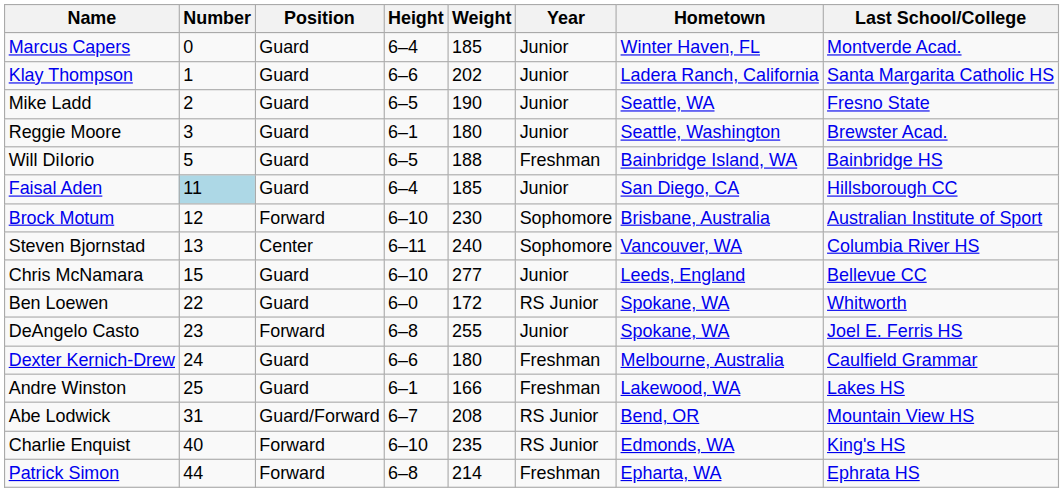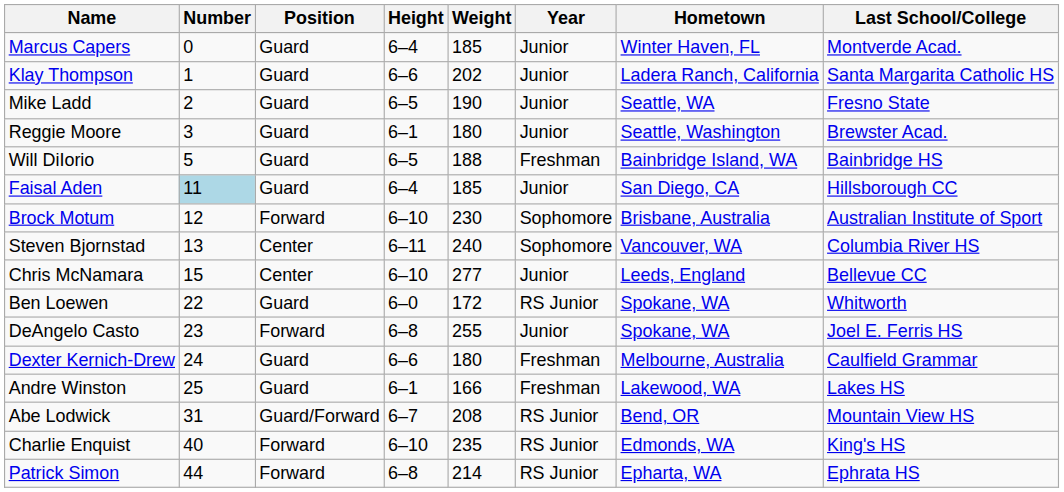(284, 274) Guard -> (286, 274) Center
(560, 473) Freshman -> (559, 473) RS Junior
